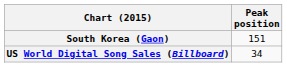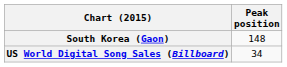(257, 39) 151 -> (257, 39) 148
